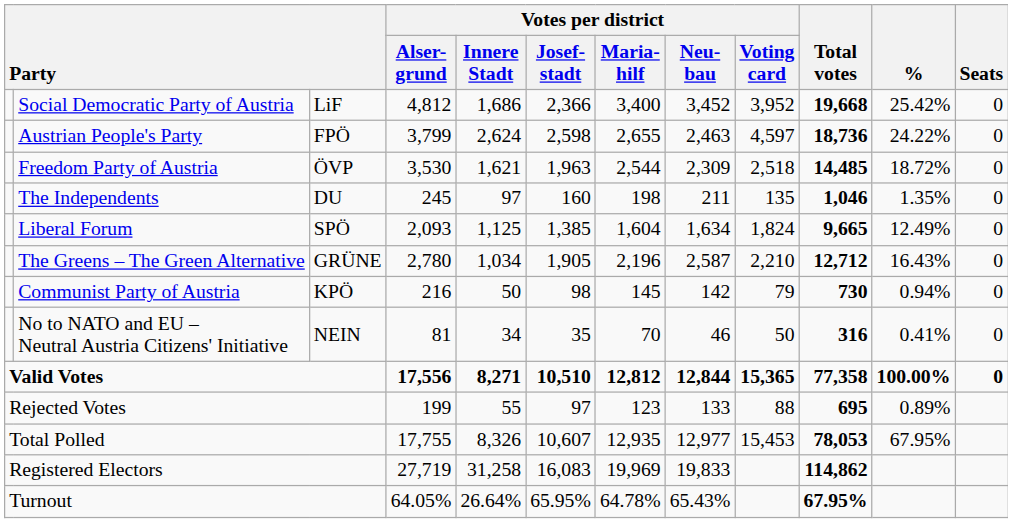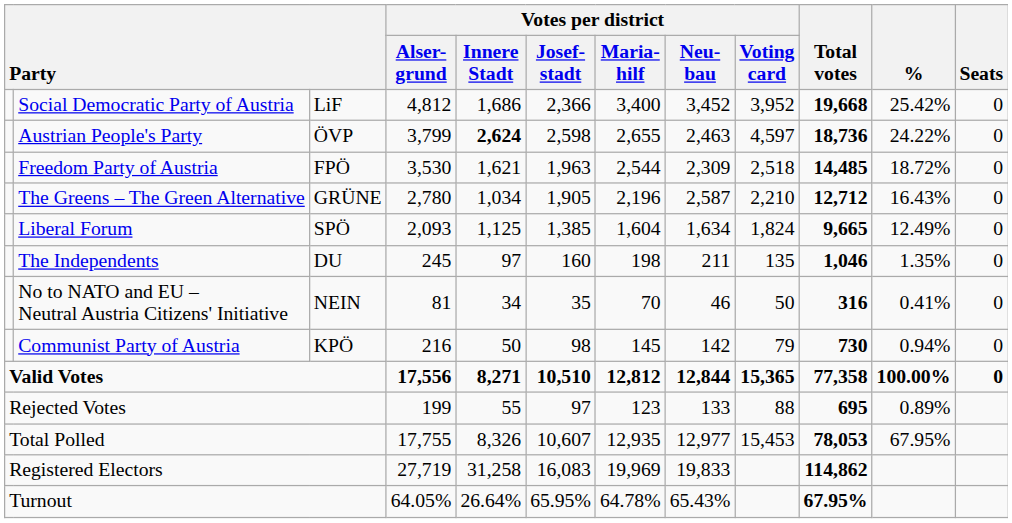(332, 135) FPÖ -> (334, 135) ÖVP
(499, 135) normal -> (499, 135) bold
(334, 167) ÖVP -> (332, 167) FPÖ
rows swapped: (161, 260) <-> (88, 198)
rows swapped: (129, 291) <-> (153, 334)
